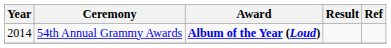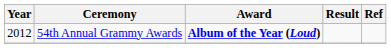(19, 33) 2014 -> (19, 33) 2012
